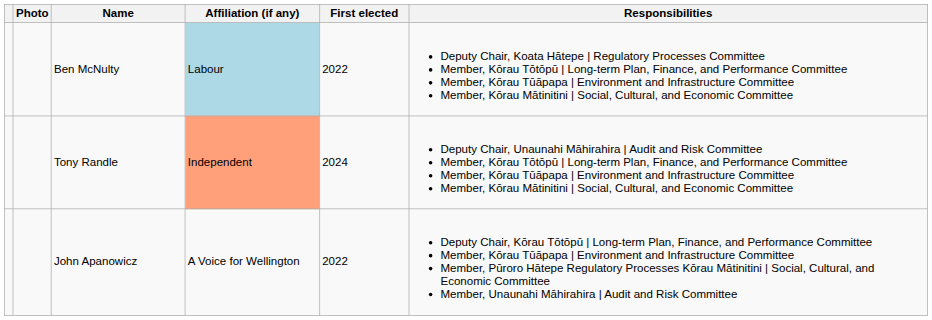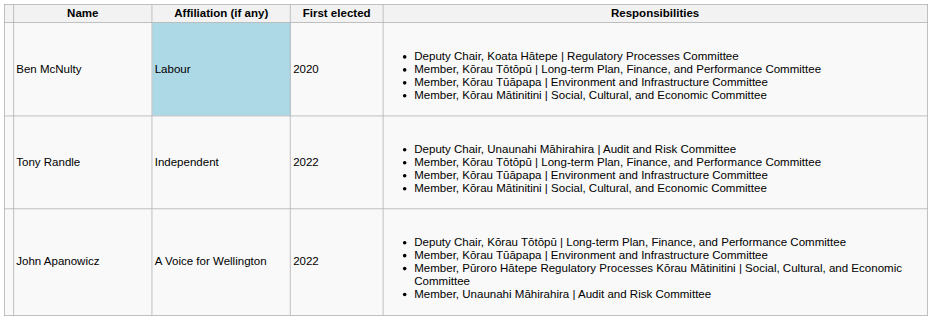- column: (32, 13)
(335, 69) 2022 -> (306, 69) 2020
(220, 162) lightsalmon background -> (187, 162) no background
(335, 162) 2024 -> (306, 162) 2022
